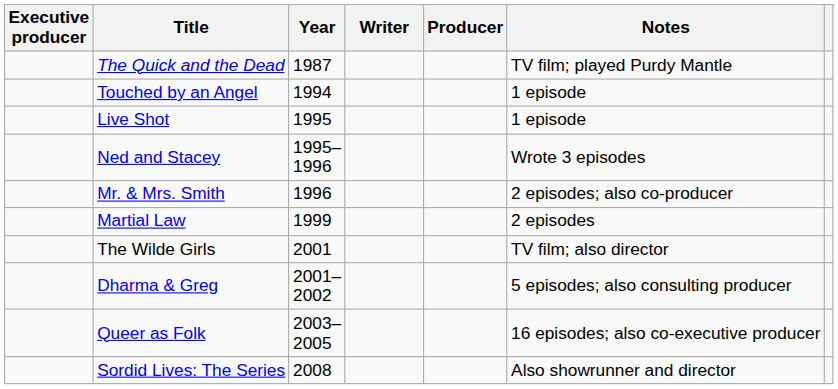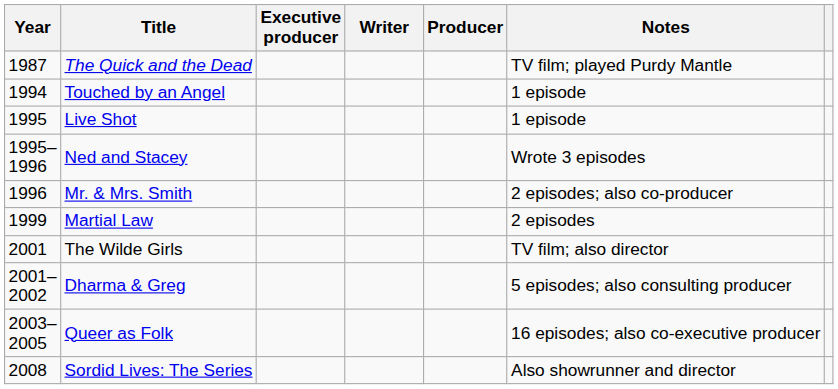columns swapped: (317, 27) <-> (49, 27)
